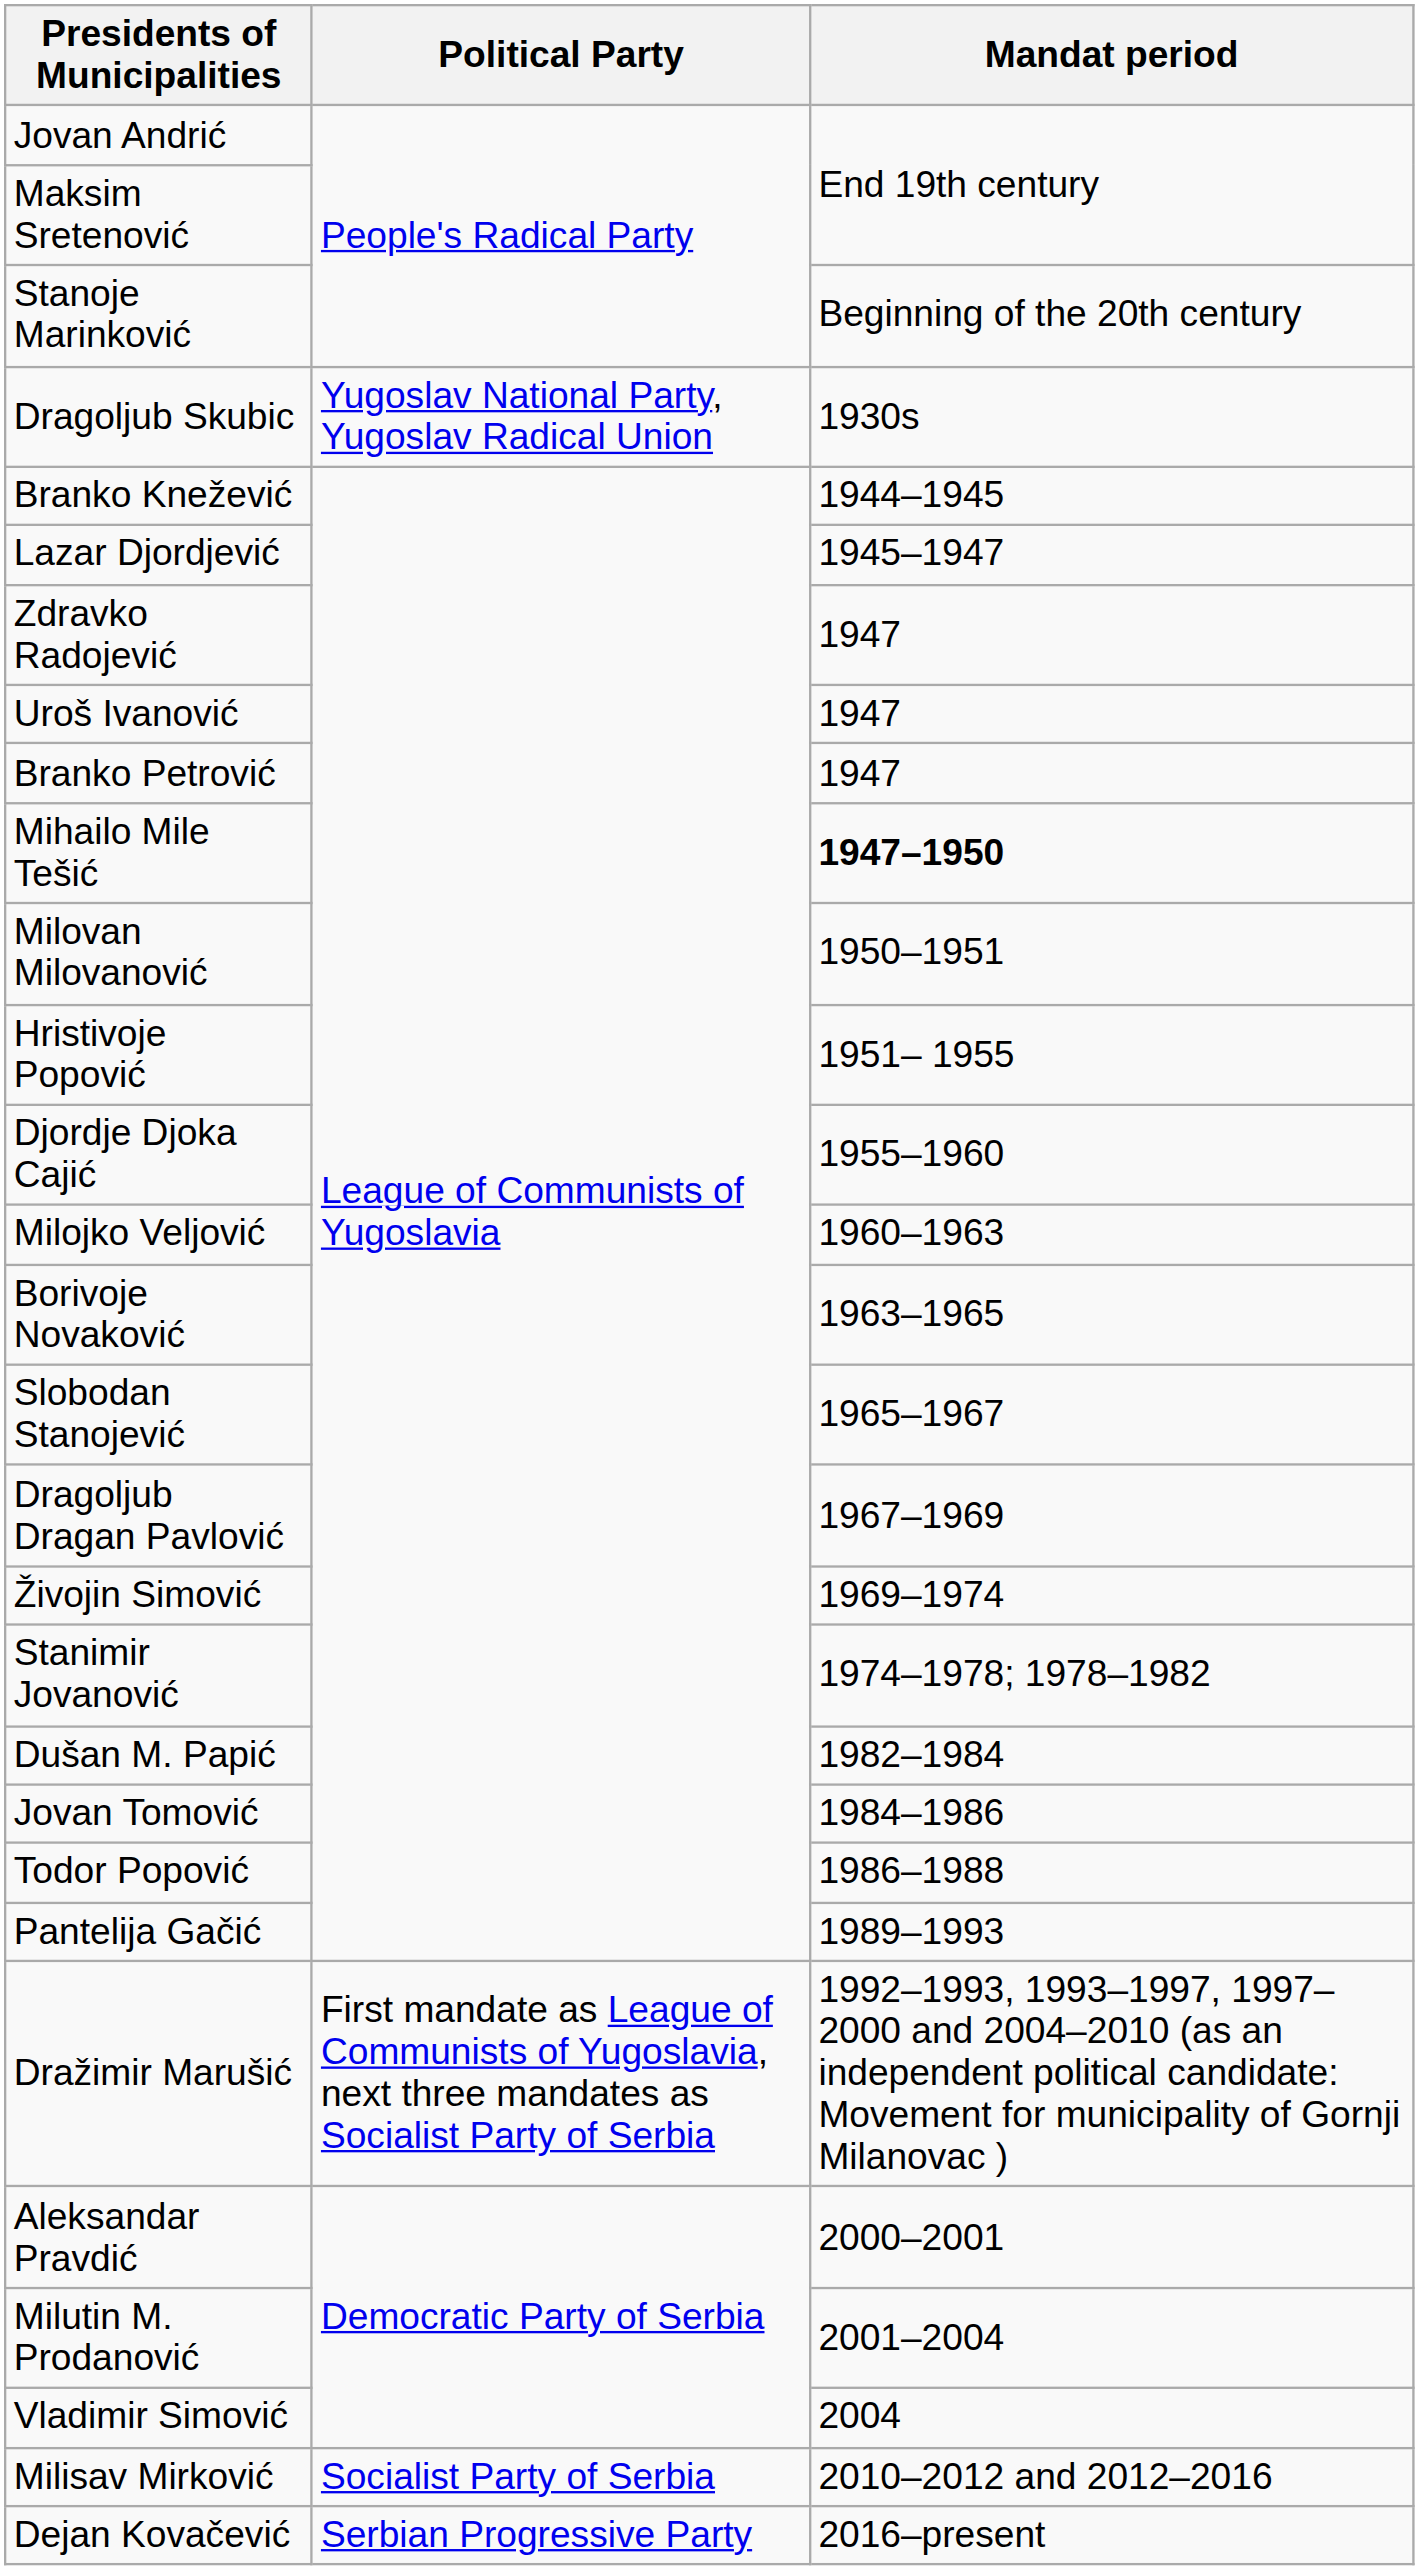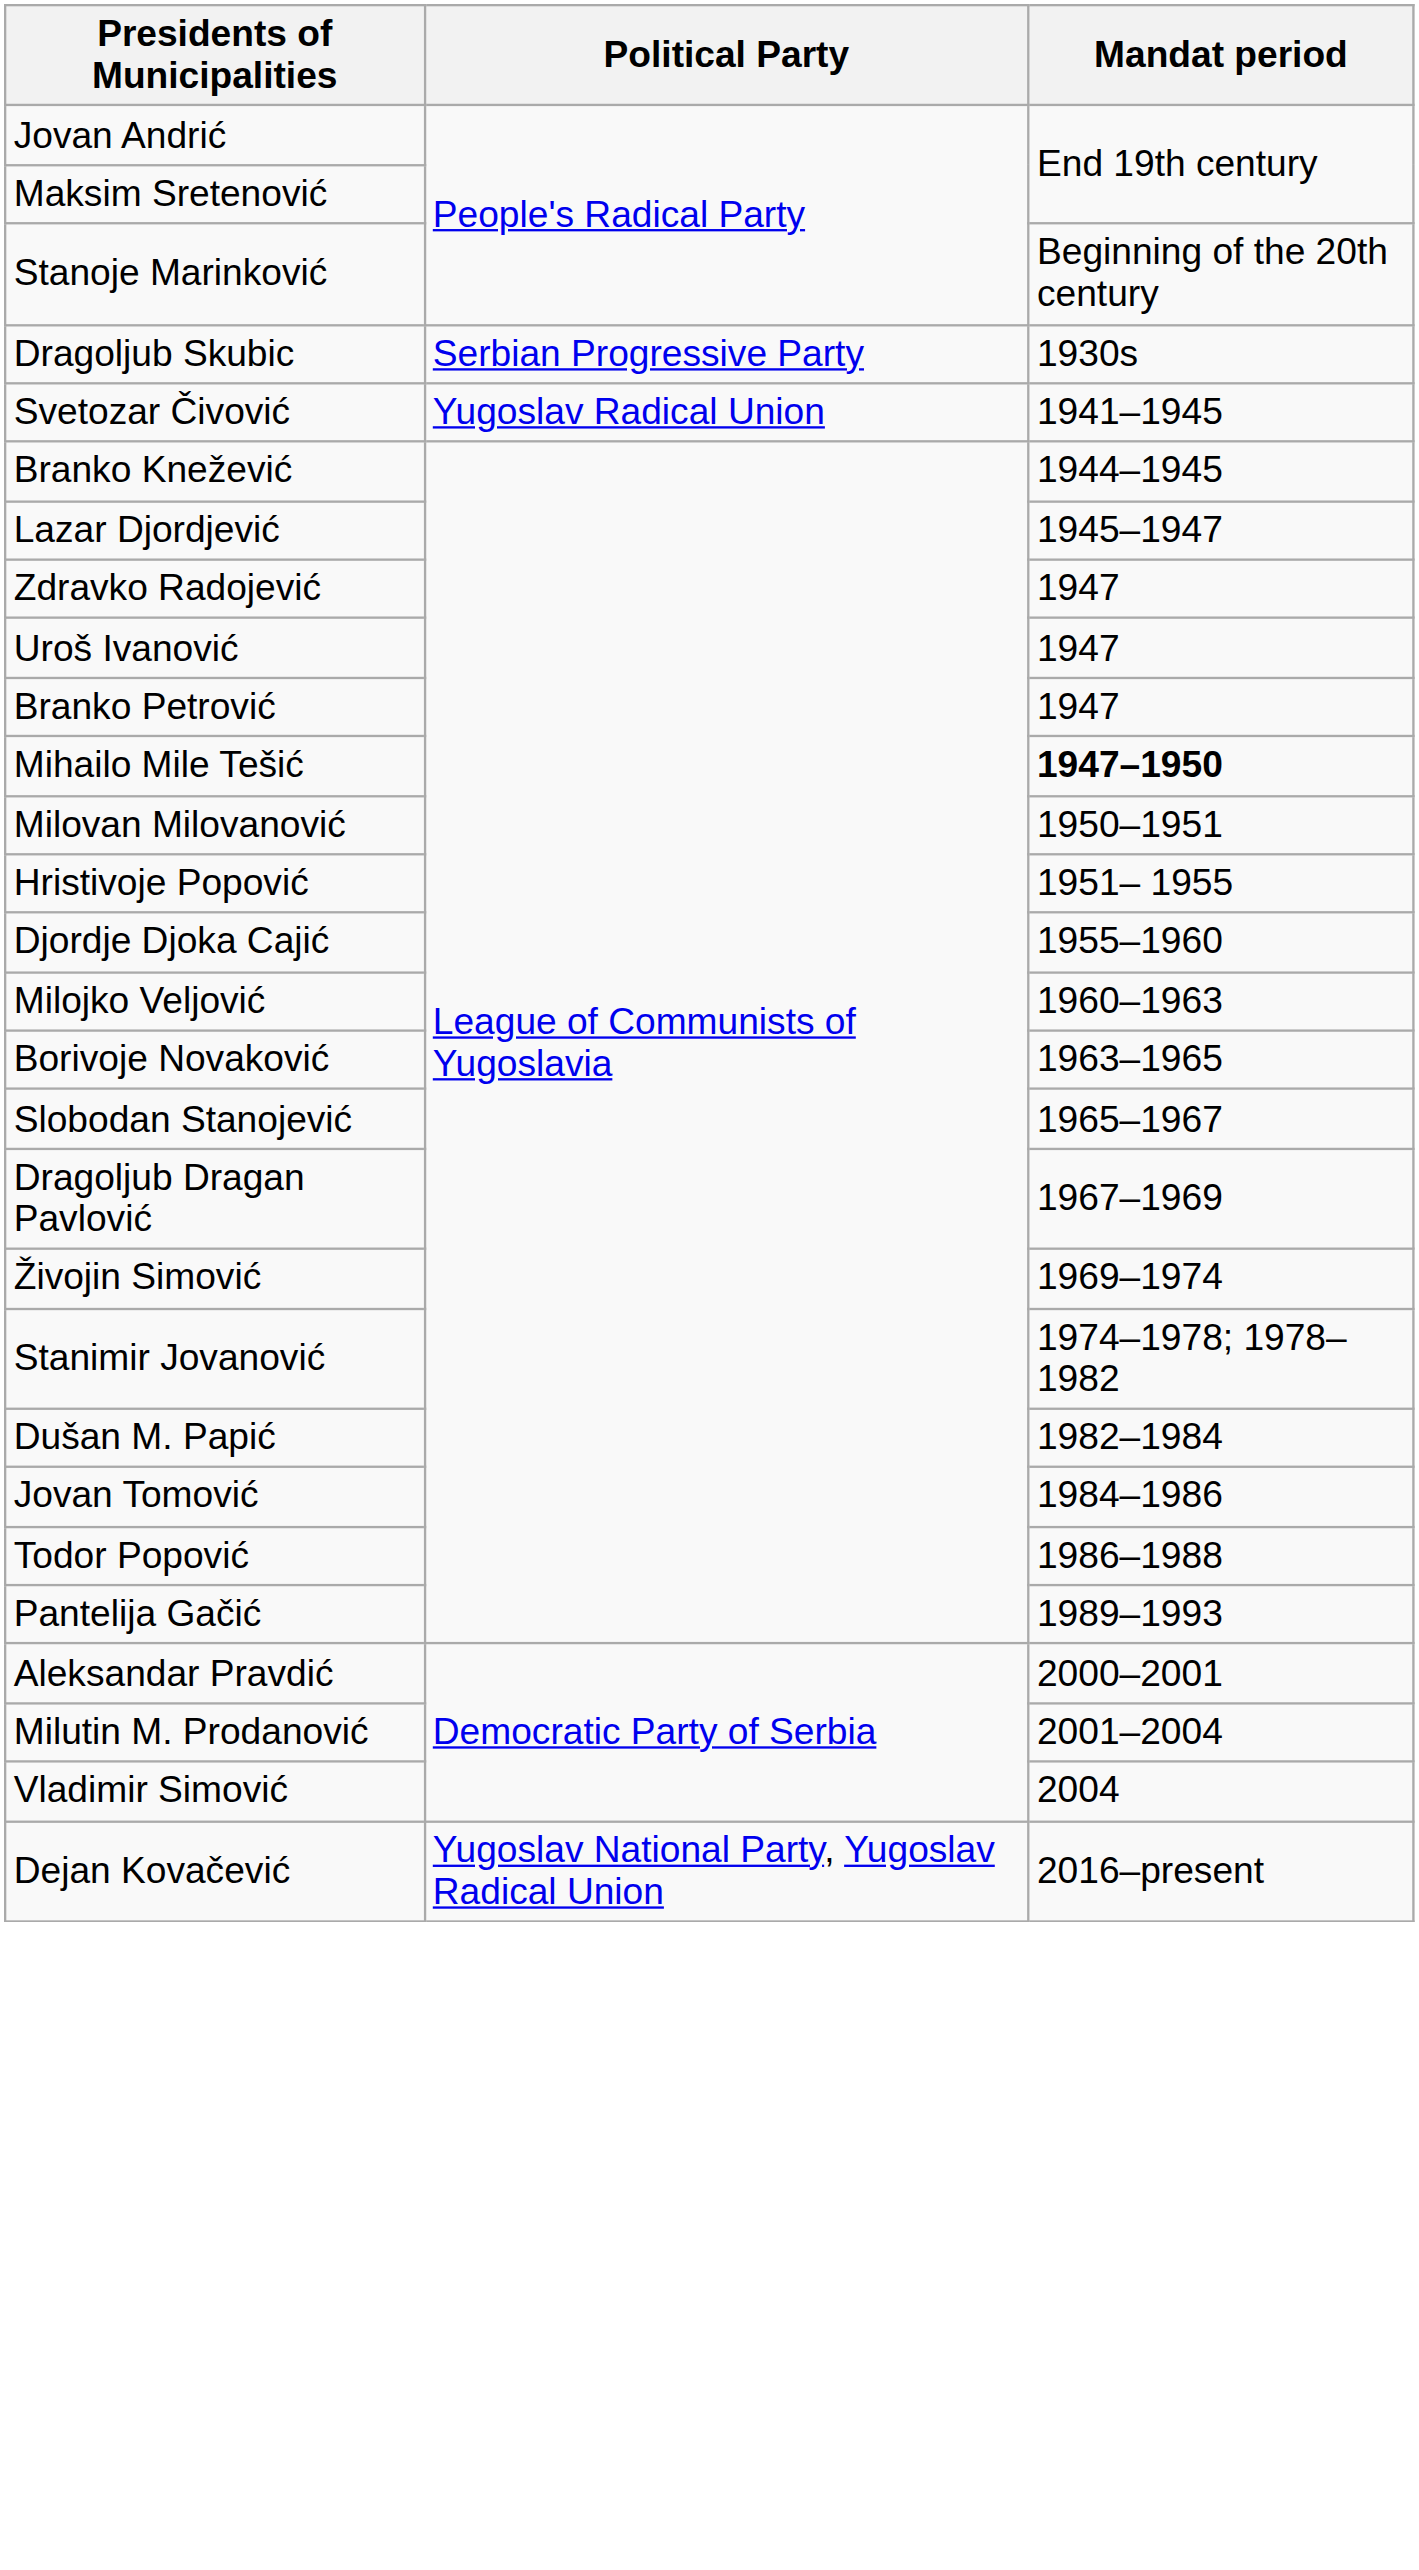(522, 415) Yugoslav National Party, Yugoslav Radical Union -> (648, 352) Serbian Progressive Party
+ row: (152, 411)
- row: (153, 2073)
- row: (144, 2475)
(537, 2534) Serbian Progressive Party -> (714, 1870) Yugoslav National Party, Yugoslav Radical Union
